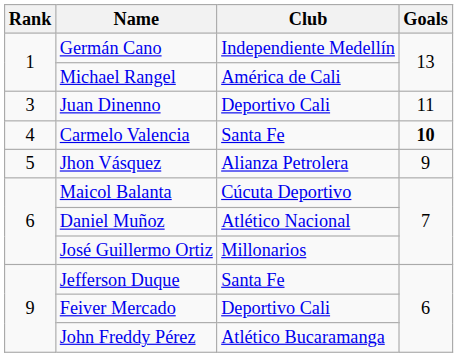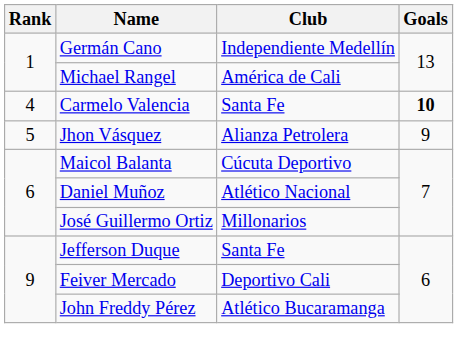- row: (110, 105)
